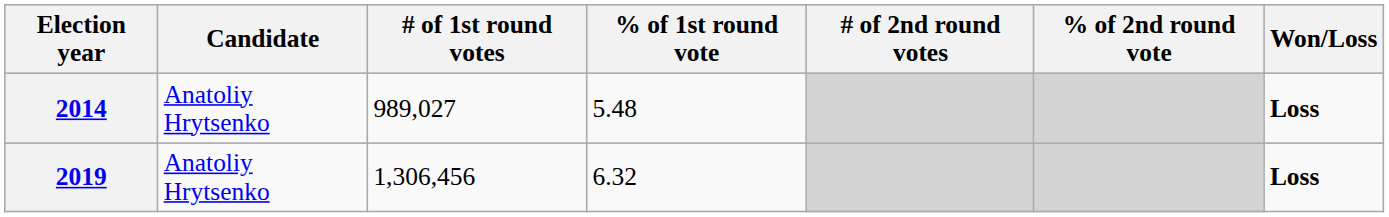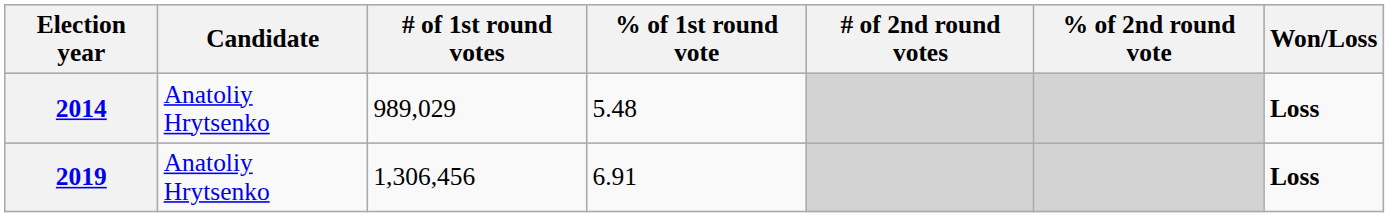(415, 107) 989,027 -> (415, 107) 989,029
(615, 176) 6.32 -> (615, 176) 6.91
